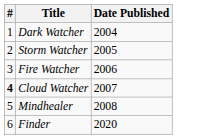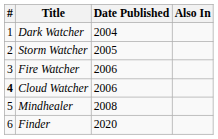+ column: (193, 13)
(105, 87) 2007 -> (105, 87) 2006
